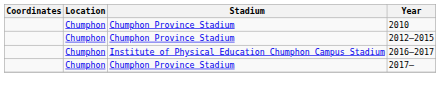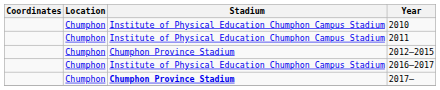(172, 25) Chumphon Province Stadium -> (247, 25) Institute of Physical Education Chumphon Campus Stadium
+ row: (399, 38)
(172, 65) normal -> (172, 79) bold
